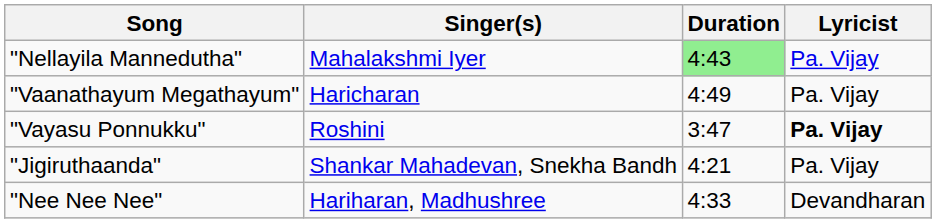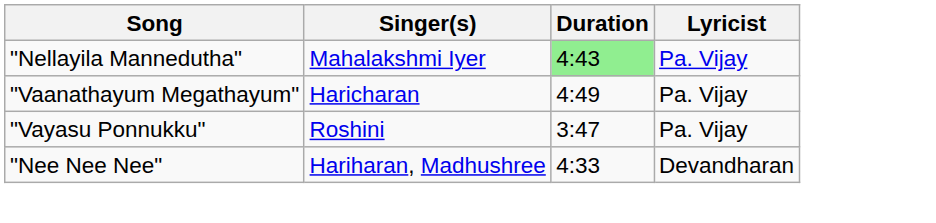(836, 130) bold -> (703, 130) normal
- row: (85, 165)
